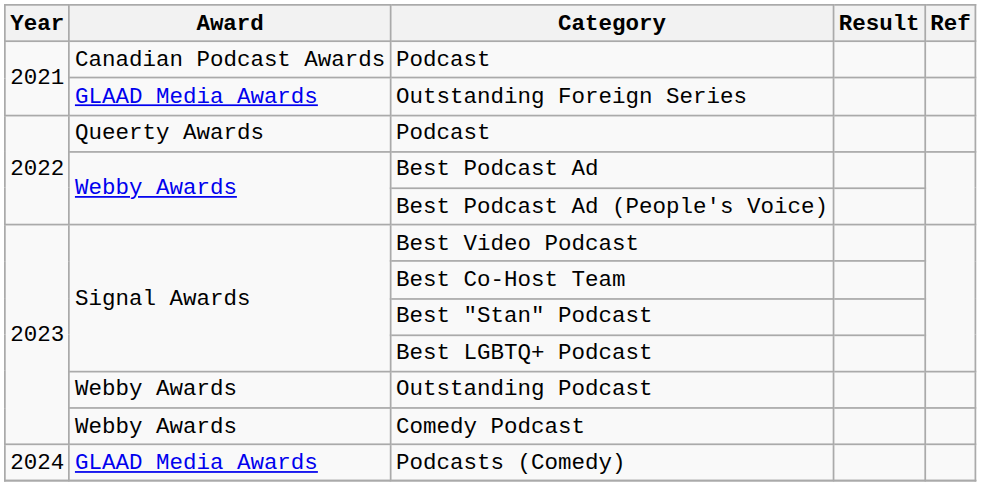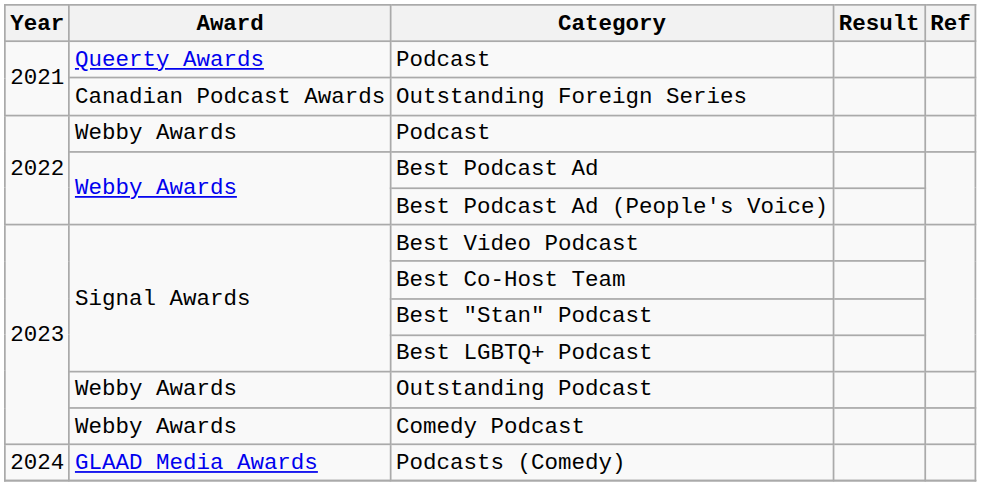(230, 60) Canadian Podcast Awards -> (169, 60) Queerty Awards
(196, 97) GLAAD Media Awards -> (230, 97) Canadian Podcast Awards
(169, 133) Queerty Awards -> (156, 133) Webby Awards
